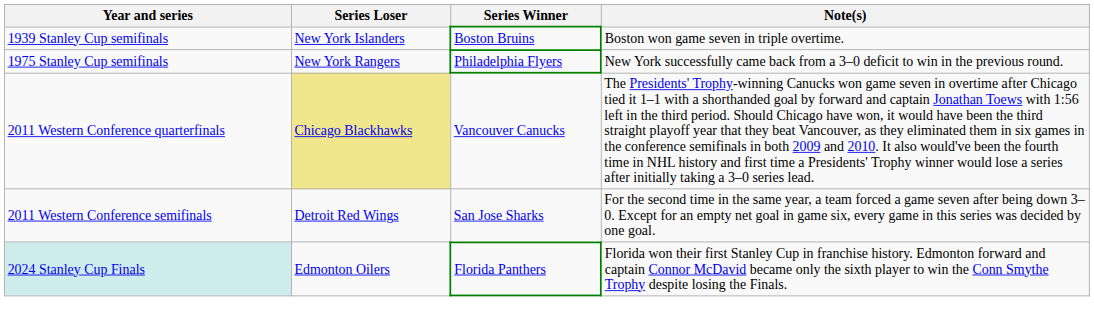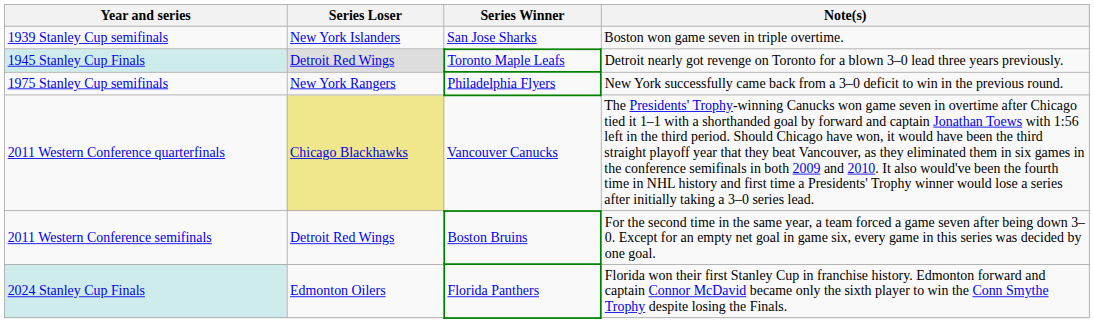(494, 38) Boston Bruins -> (492, 37) San Jose Sharks
+ row: (76, 60)
(499, 215) San Jose Sharks -> (487, 237) Boston Bruins
